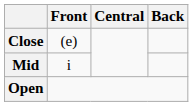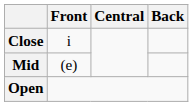(69, 40) (e) -> (69, 40) i
(69, 64) i -> (69, 64) (e)
